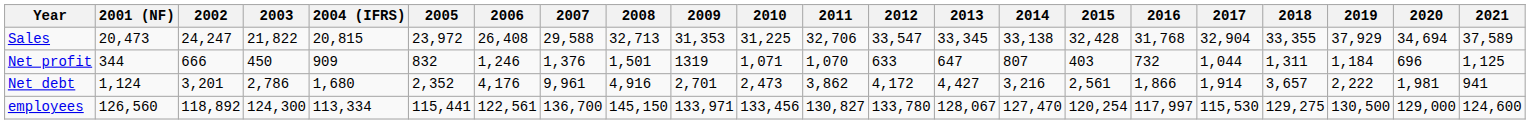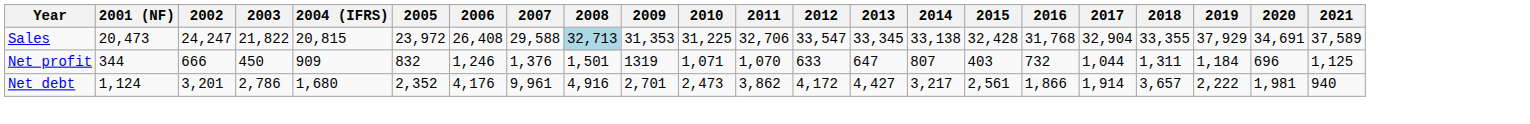(634, 39) no background -> (592, 39) lightblue background
(1422, 39) 34,694 -> (1279, 39) 34,691
(1024, 85) 3,216 -> (931, 85) 3,217
(1475, 85) 941 -> (1324, 85) 940
- row: (46, 108)
